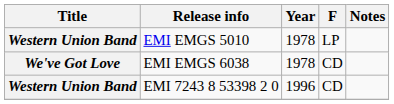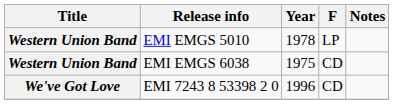(72, 63) We've Got Love -> (72, 63) Western Union Band
(300, 63) 1978 -> (300, 63) 1975
(72, 87) Western Union Band -> (72, 87) We've Got Love
